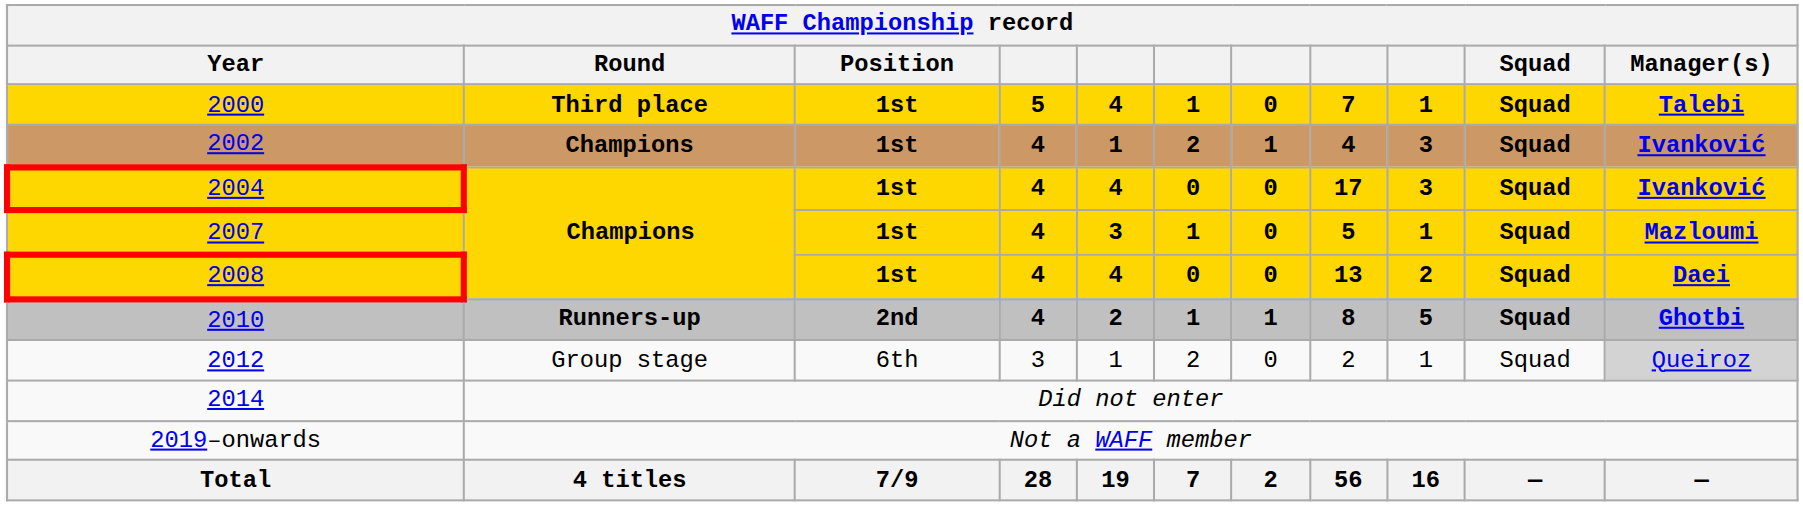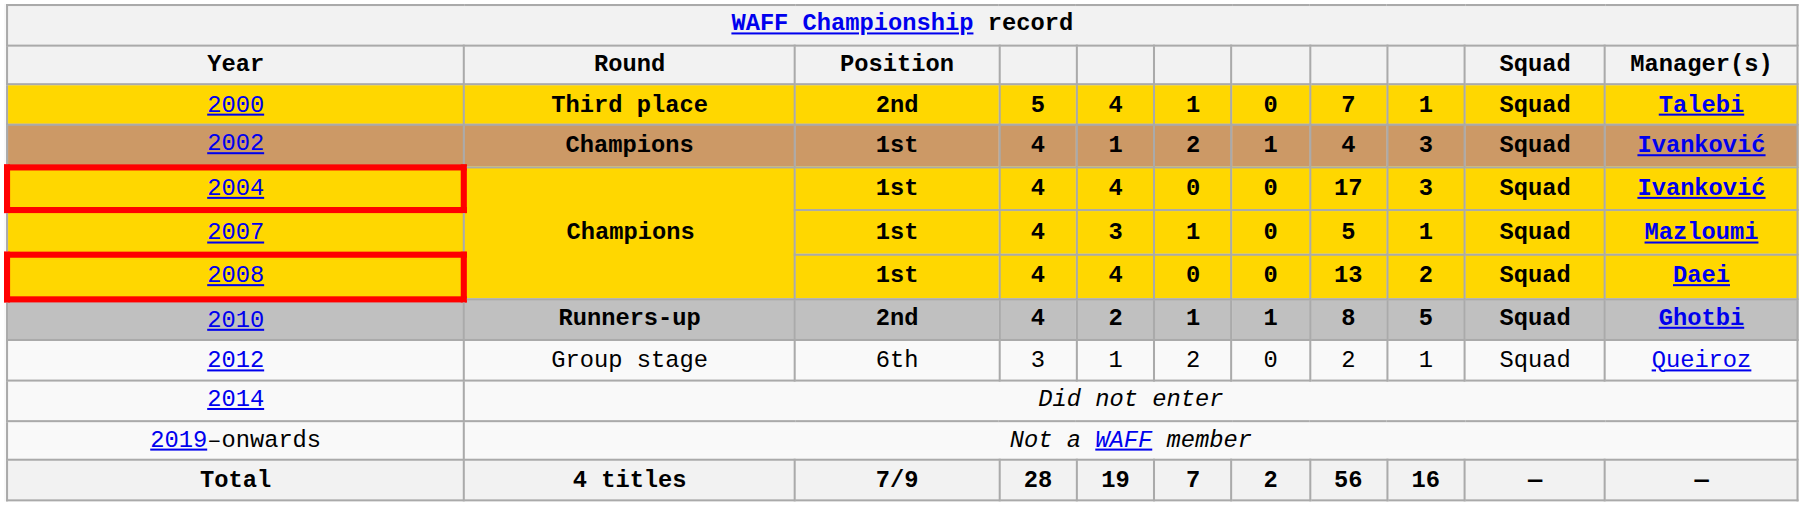(897, 104) 1st -> (897, 104) 2nd
(1702, 360) lightgrey background -> (1702, 360) no background
